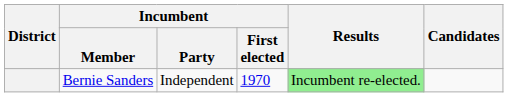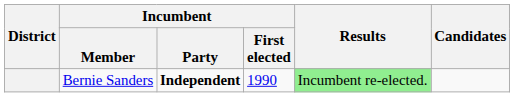(197, 80) normal -> (200, 80) bold
(255, 80) 1970 -> (262, 80) 1990
